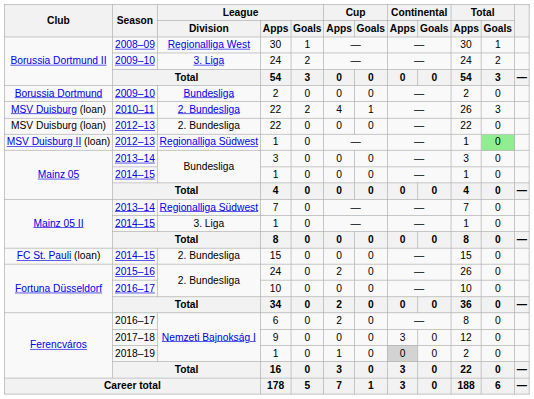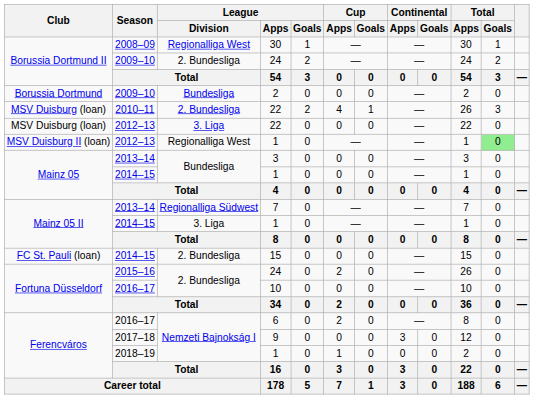(209, 61) 3. Liga -> (209, 61) 2. Bundesliga
(209, 126) 2. Bundesliga -> (209, 126) 3. Liga
(209, 142) Regionalliga Südwest -> (209, 142) Regionalliga West
(403, 353) lightgrey background -> (403, 353) no background
